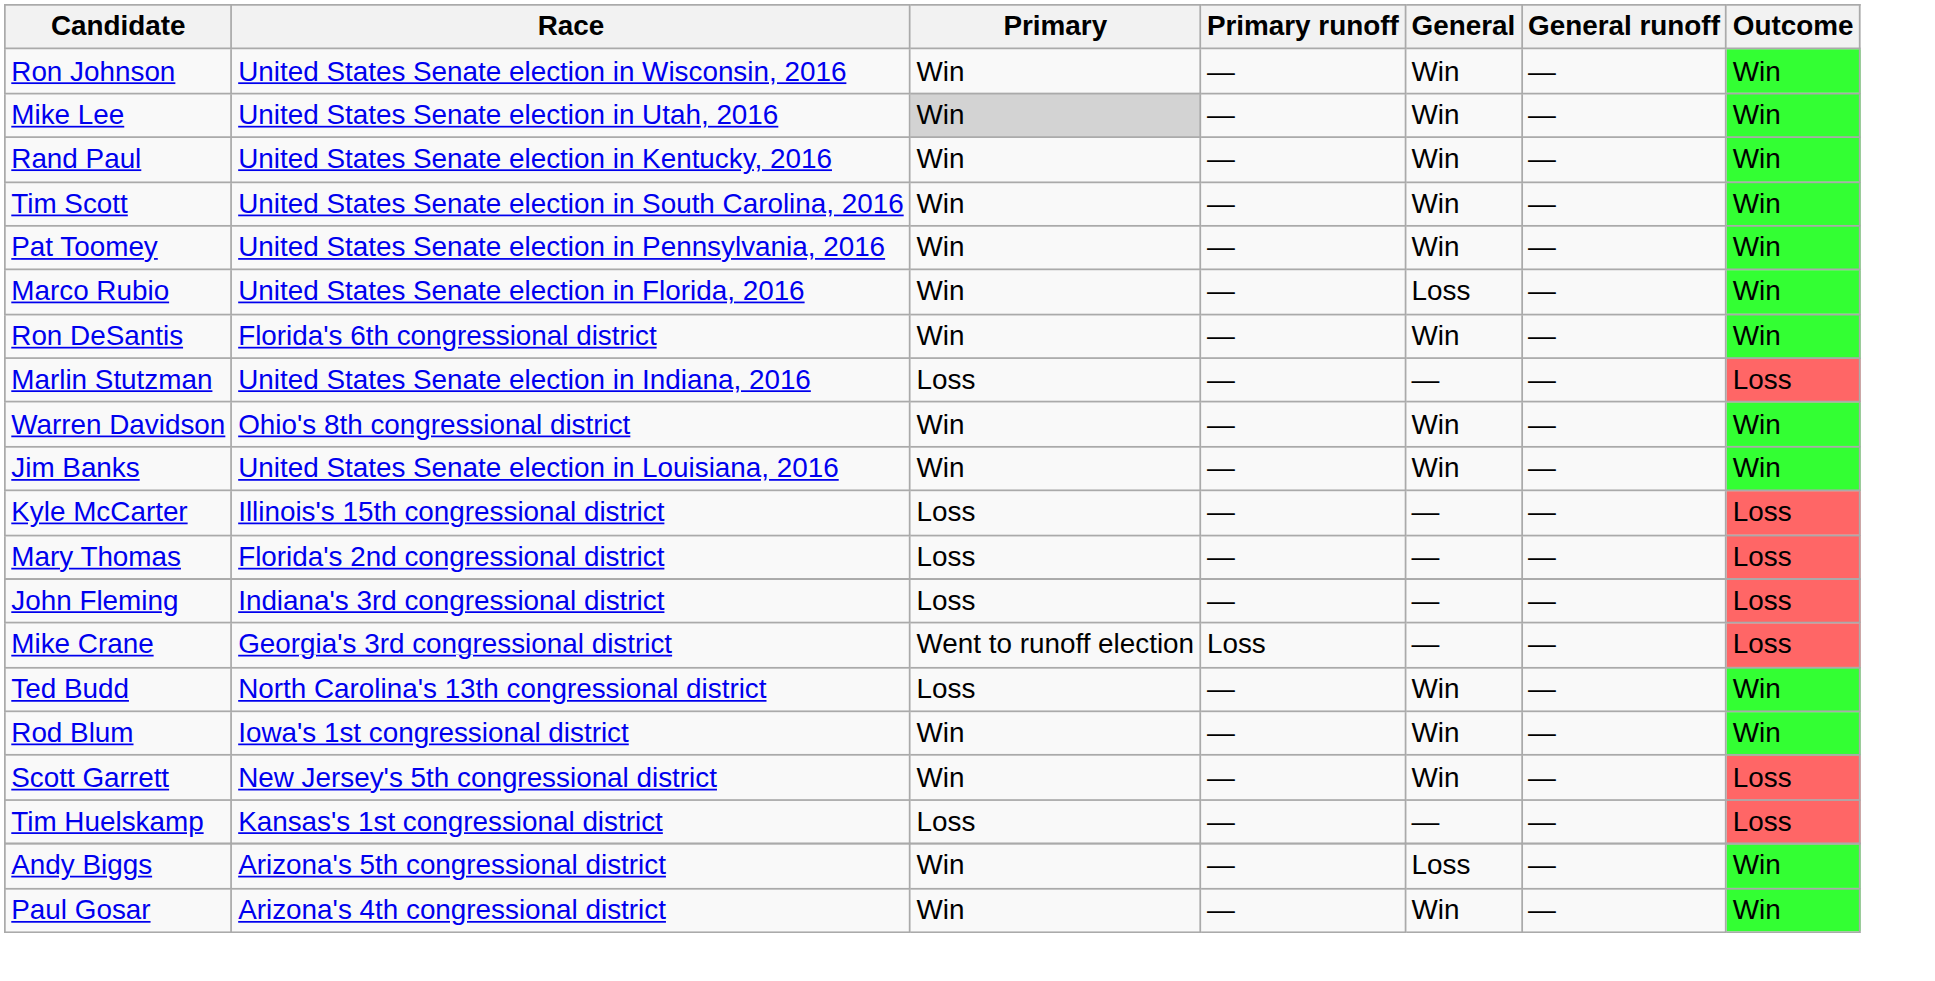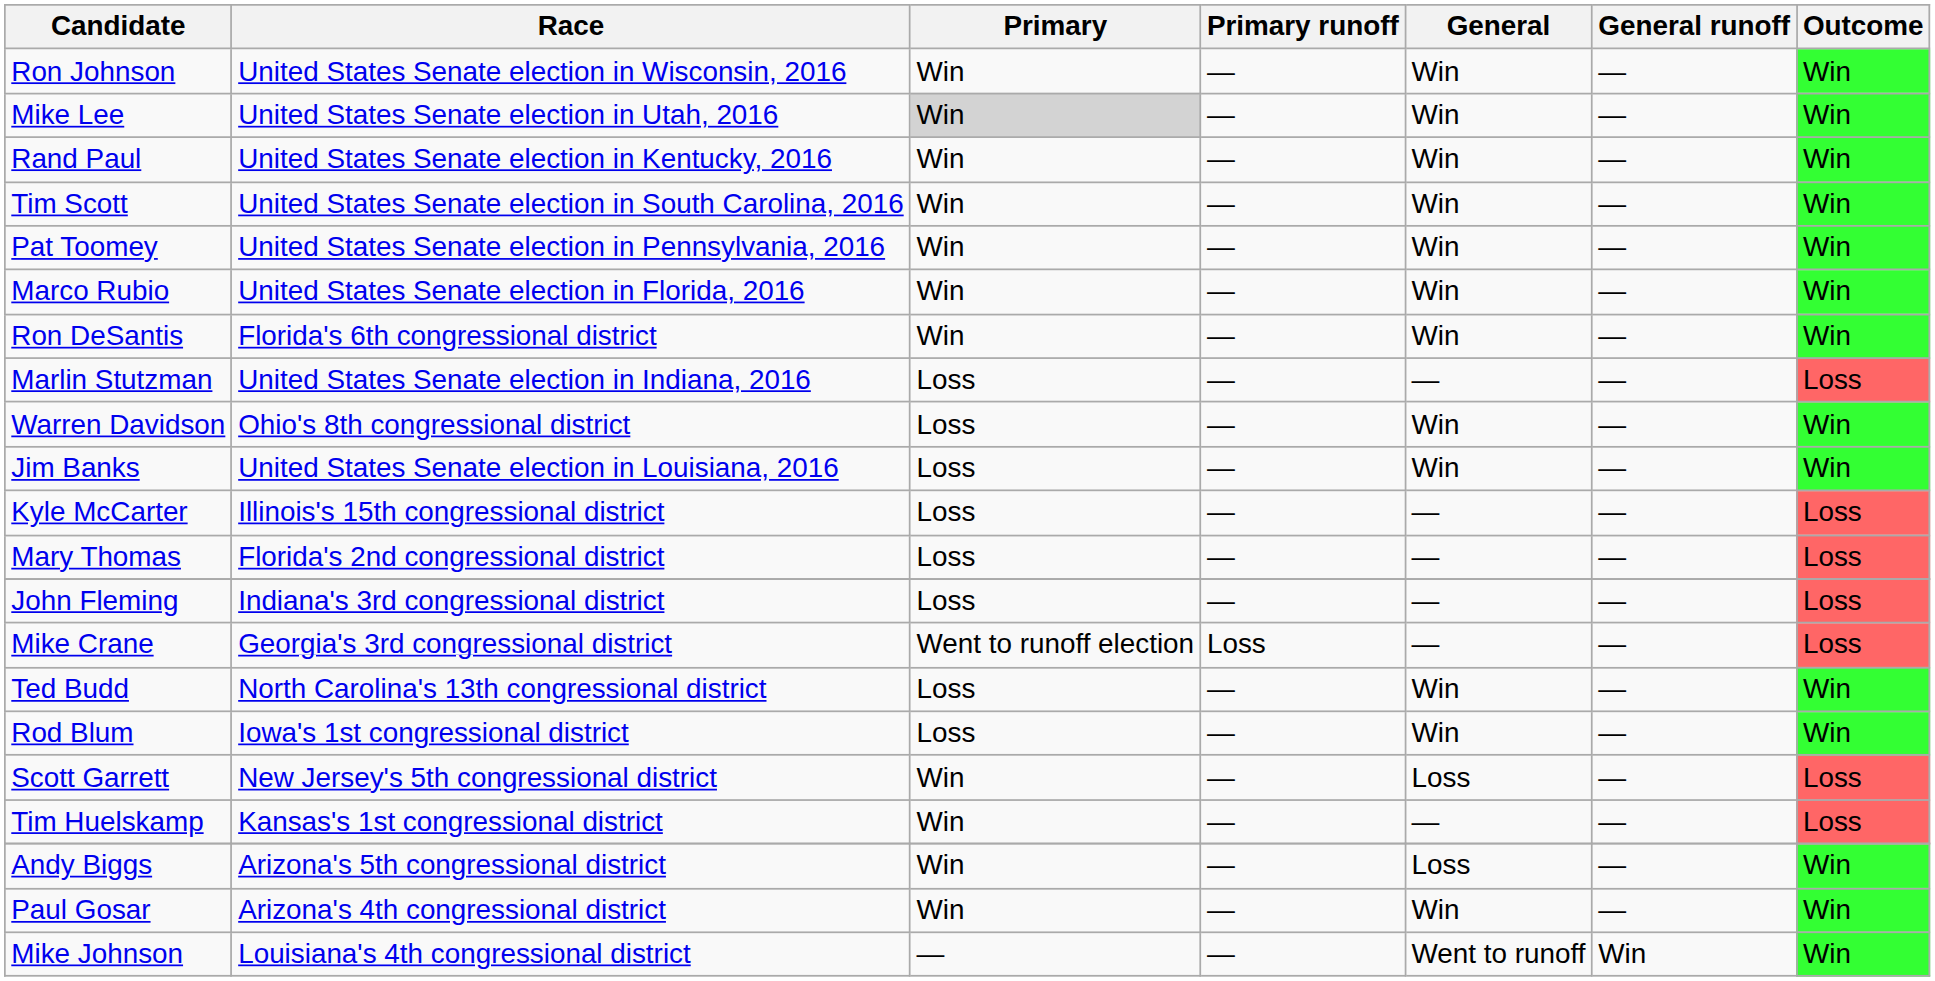(1441, 291) Loss -> (1436, 291) Win
(941, 423) Win -> (946, 423) Loss
(941, 468) Win -> (946, 468) Loss
(941, 733) Win -> (946, 733) Loss
(1436, 777) Win -> (1441, 777) Loss
(946, 821) Loss -> (941, 821) Win
+ row: (97, 953)
